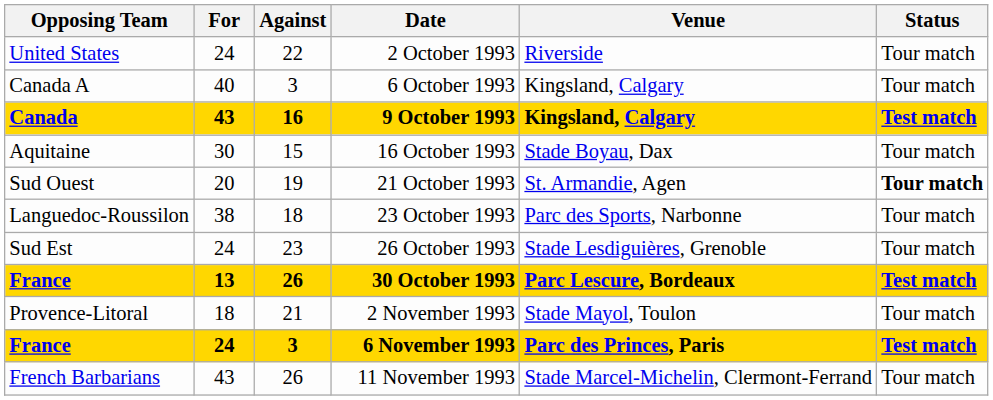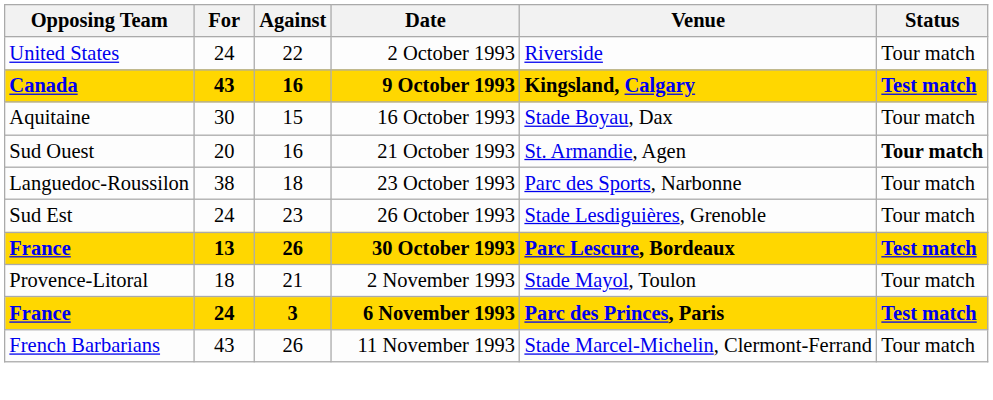- row: (451, 85)
(293, 183) 19 -> (293, 150) 16
